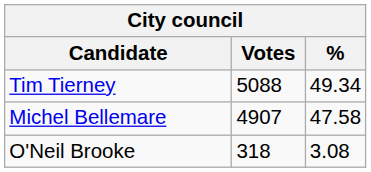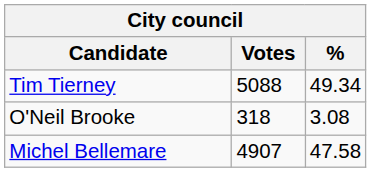rows swapped: (88, 118) <-> (72, 150)
